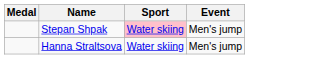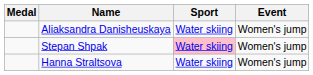+ row: (106, 29)
(215, 29) Men's jump -> (272, 46) Women's jump
(215, 46) Men's jump -> (272, 63) Women's jump
